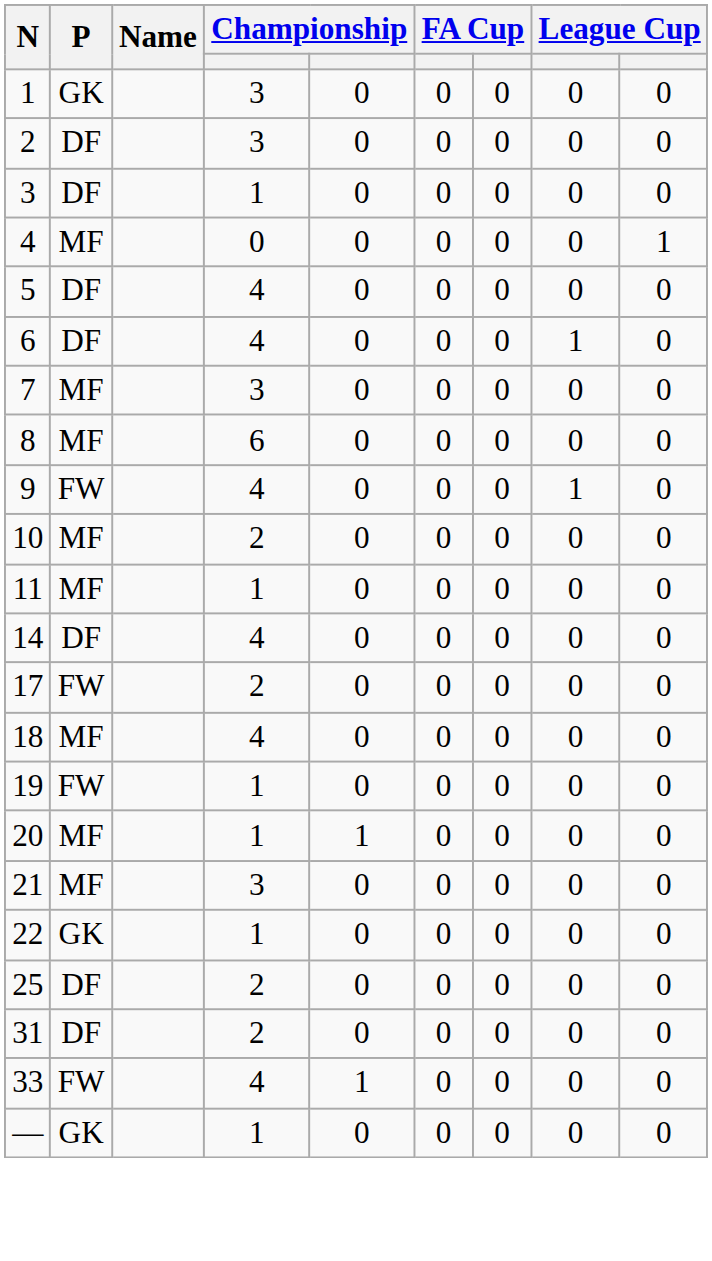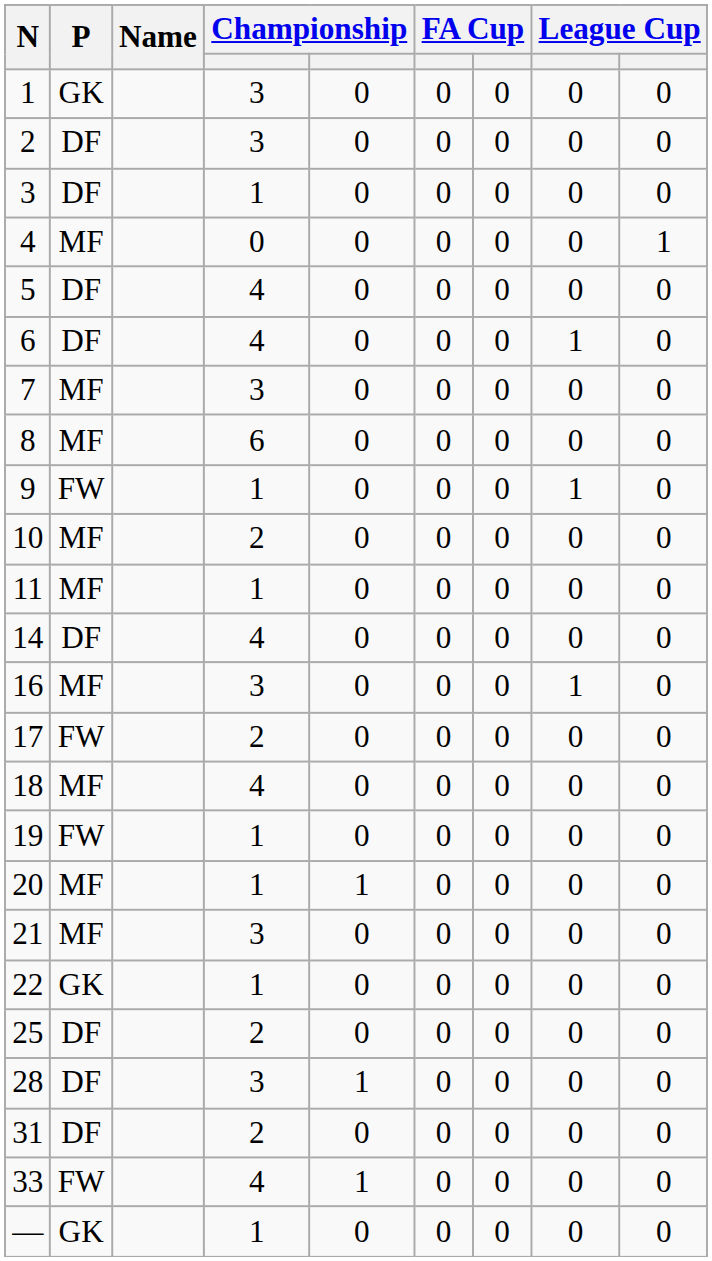(257, 488) 4 -> (257, 488) 1
+ row: (28, 686)
+ row: (28, 1082)
